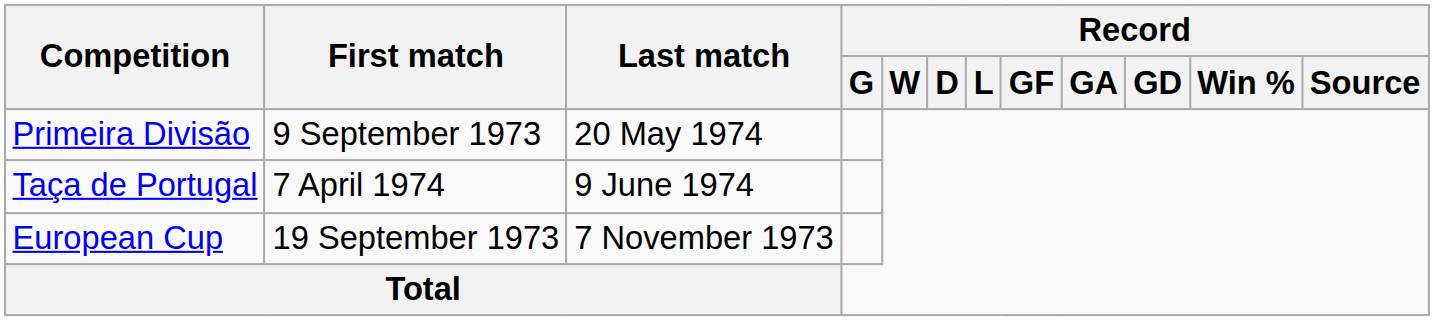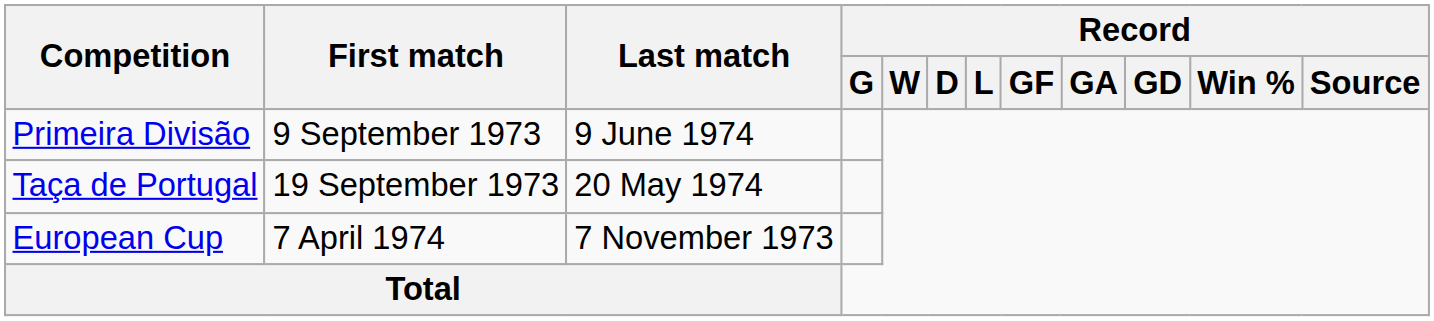(669, 133) 20 May 1974 -> (664, 133) 9 June 1974
(359, 185) 7 April 1974 -> (416, 185) 19 September 1973
(664, 185) 9 June 1974 -> (669, 185) 20 May 1974
(416, 237) 19 September 1973 -> (359, 237) 7 April 1974
